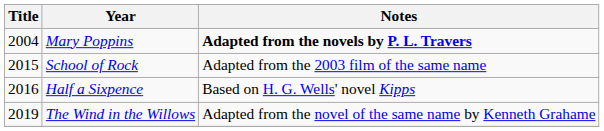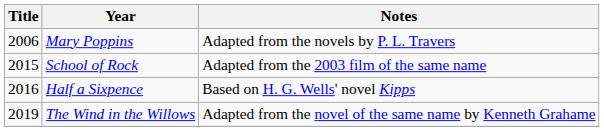(23, 41) 2004 -> (23, 41) 2006
(337, 41) bold -> (329, 41) normal
